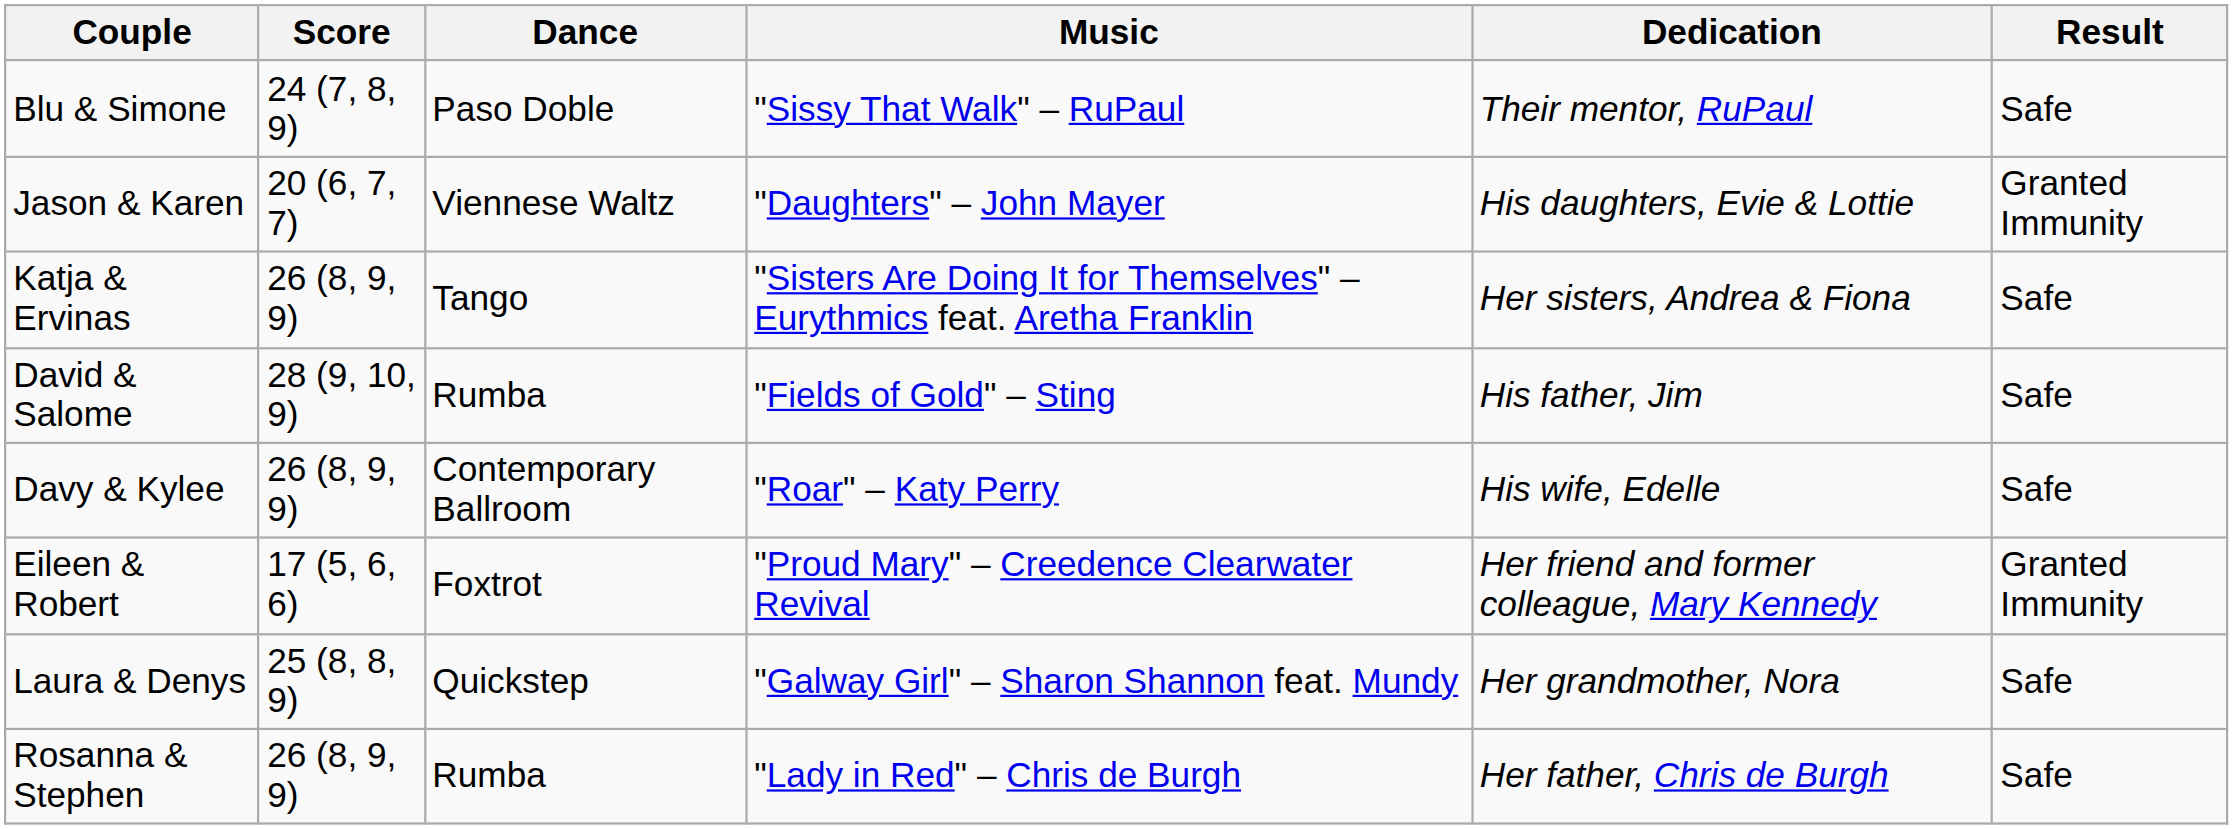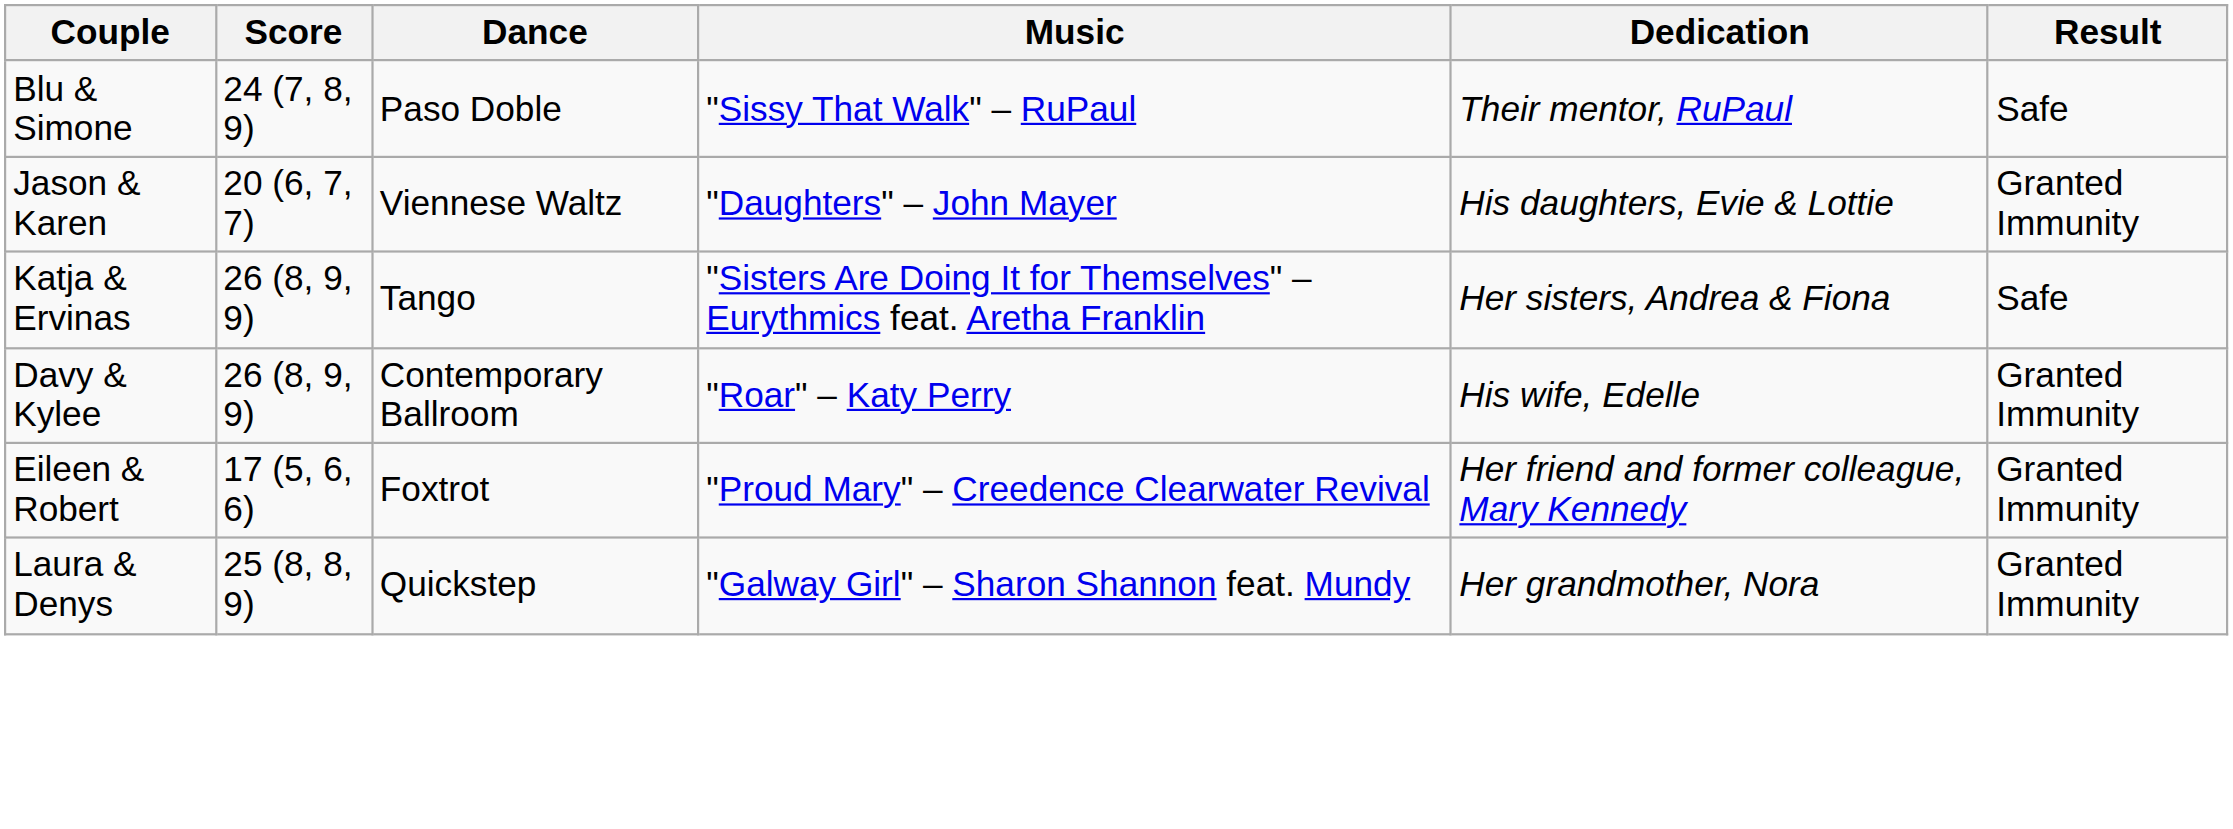- row: (75, 394)
(2037, 489) Safe -> (2068, 394) Granted Immunity
(2037, 680) Safe -> (2068, 585) Granted Immunity
- row: (100, 776)
